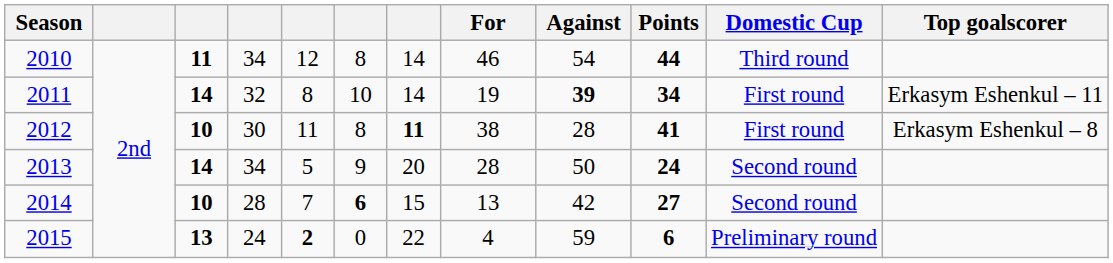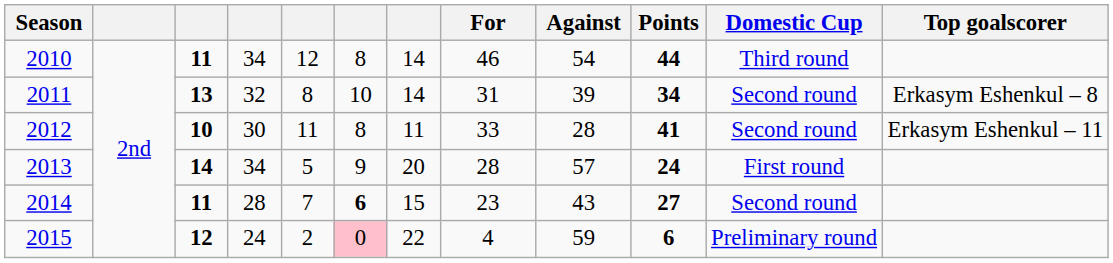(201, 94) 14 -> (201, 94) 13
(488, 94) 19 -> (488, 94) 31
(584, 94) bold -> (584, 94) normal
(794, 94) First round -> (794, 94) Second round
(995, 94) Erkasym Eshenkul – 11 -> (995, 94) Erkasym Eshenkul – 8
(414, 130) bold -> (414, 130) normal
(488, 130) 38 -> (488, 130) 33
(794, 130) First round -> (794, 130) Second round
(995, 130) Erkasym Eshenkul – 8 -> (995, 130) Erkasym Eshenkul – 11
(584, 166) 50 -> (584, 166) 57
(794, 166) Second round -> (794, 166) First round
(201, 202) 10 -> (201, 202) 11
(488, 202) 13 -> (488, 202) 23
(584, 202) 42 -> (584, 202) 43
(201, 238) 13 -> (201, 238) 12
(307, 238) bold -> (307, 238) normal
(361, 238) no background -> (361, 238) pink background
